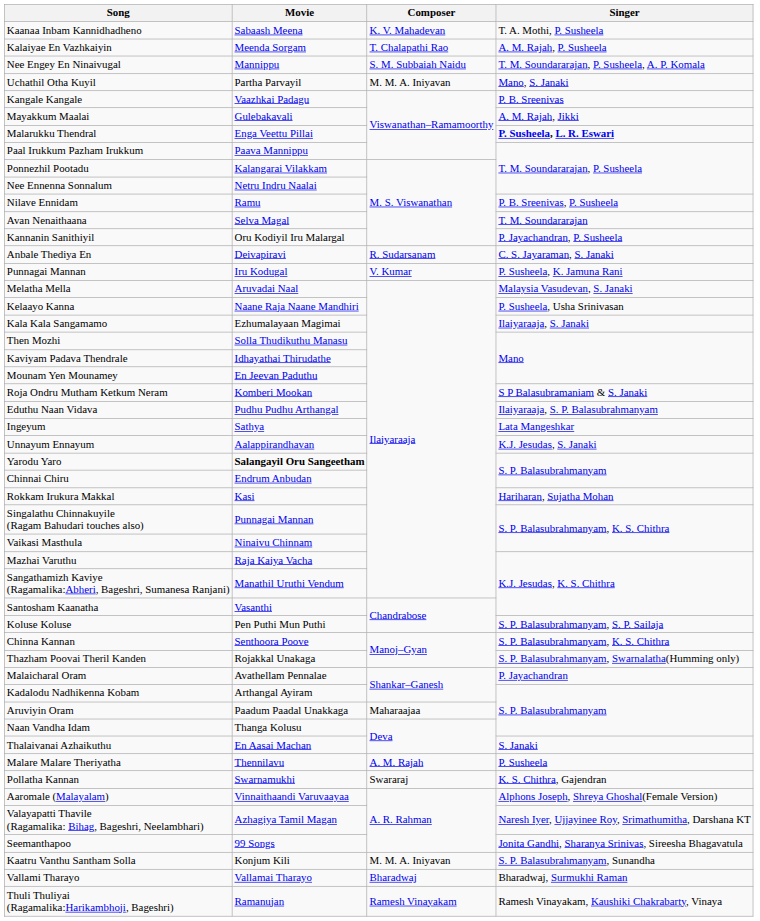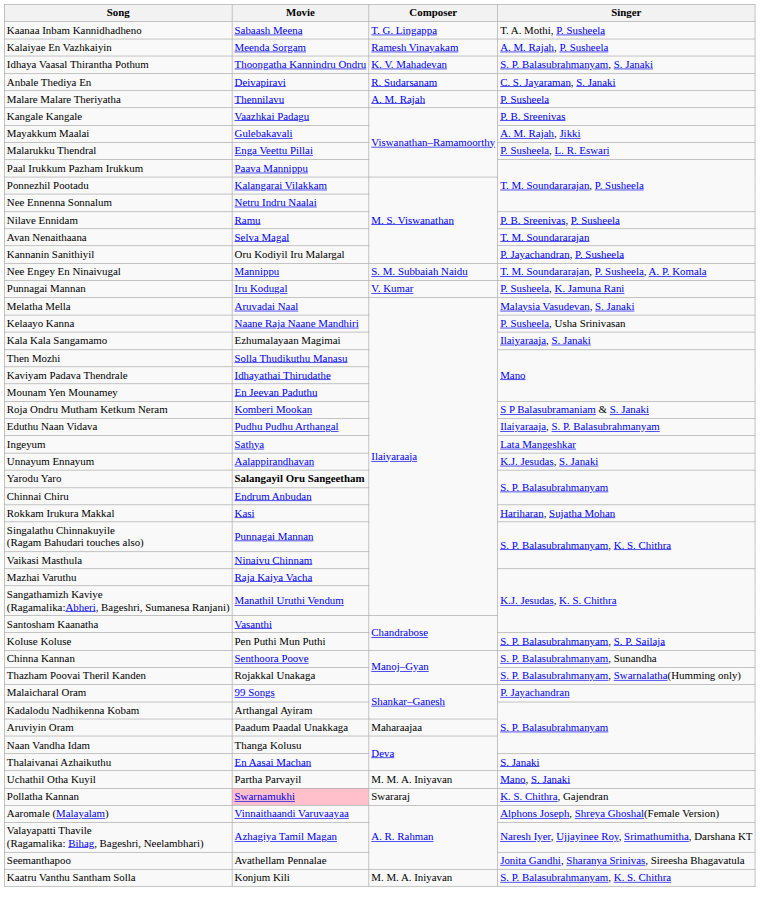(407, 30) K. V. Mahadevan -> (404, 30) T. G. Lingappa
(409, 47) T. Chalapathi Rao -> (415, 47) Ramesh Vinayakam
+ row: (78, 64)
rows swapped: (49, 254) <-> (64, 64)
rows swapped: (64, 762) <-> (51, 82)
(556, 133) bold -> (555, 151) normal
(584, 641) S. P. Balasubrahmanyam, K. S. Chithra -> (578, 658) S. P. Balasubrahmanyam, Sunandha
(281, 676) Avathellam Pennalae -> (255, 693) 99 Songs
(265, 779) no background -> (265, 796) pink background
(255, 843) 99 Songs -> (281, 860) Avathellam Pennalae
(577, 860) S. P. Balasubrahmanyam, Sunandha -> (586, 878) S. P. Balasubrahmanyam, K. S. Chithra
- row: (43, 878)
- row: (90, 901)
